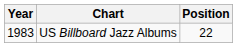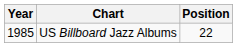(20, 33) 1983 -> (20, 33) 1985
